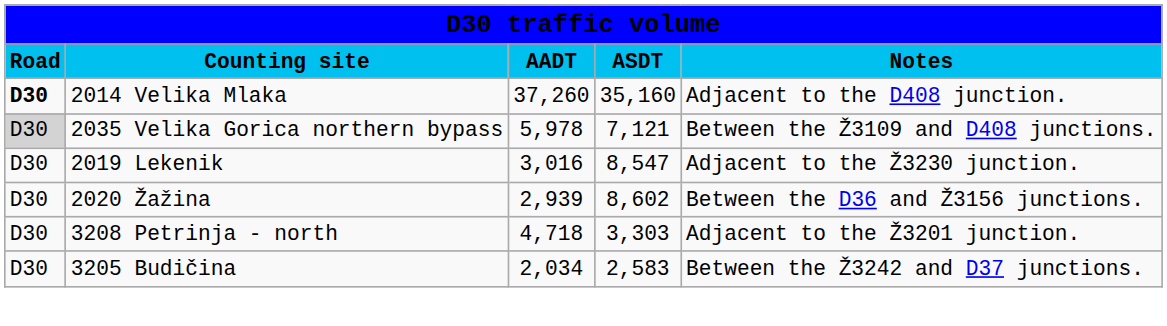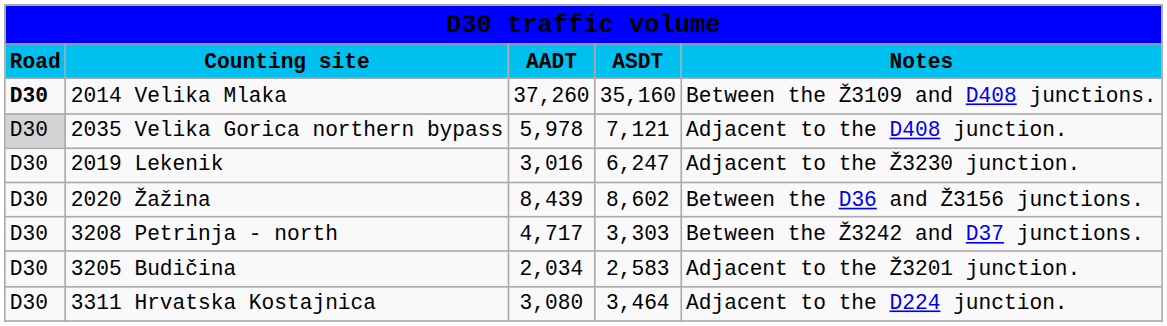(877, 96) Adjacent to the D408 junction. -> (921, 96) Between the Ž3109 and D408 junctions.
(921, 131) Between the Ž3109 and D408 junctions. -> (877, 131) Adjacent to the D408 junction.
(638, 165) 8,547 -> (638, 165) 6,247
(551, 200) 2,939 -> (551, 200) 8,439
(551, 234) 4,718 -> (551, 234) 4,717
(883, 234) Adjacent to the Ž3201 junction. -> (915, 234) Between the Ž3242 and D37 junctions.
(915, 269) Between the Ž3242 and D37 junctions. -> (883, 269) Adjacent to the Ž3201 junction.
+ row: (223, 303)
